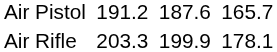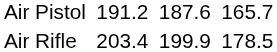(122, 41) 203.3 -> (122, 41) 203.4
(247, 41) 178.1 -> (247, 41) 178.5
